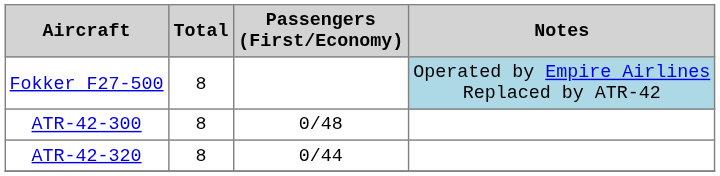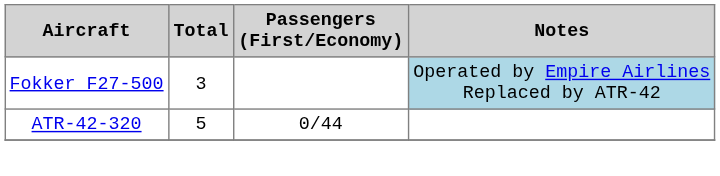(201, 83) 8 -> (201, 83) 3
- row: (87, 125)
(201, 156) 8 -> (201, 125) 5
